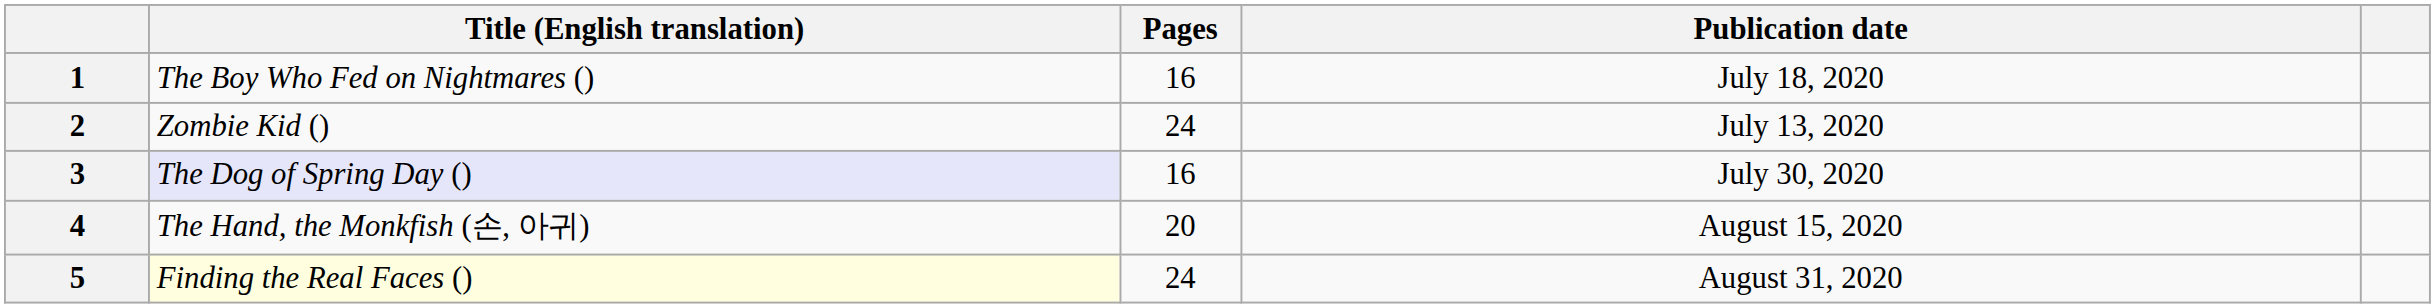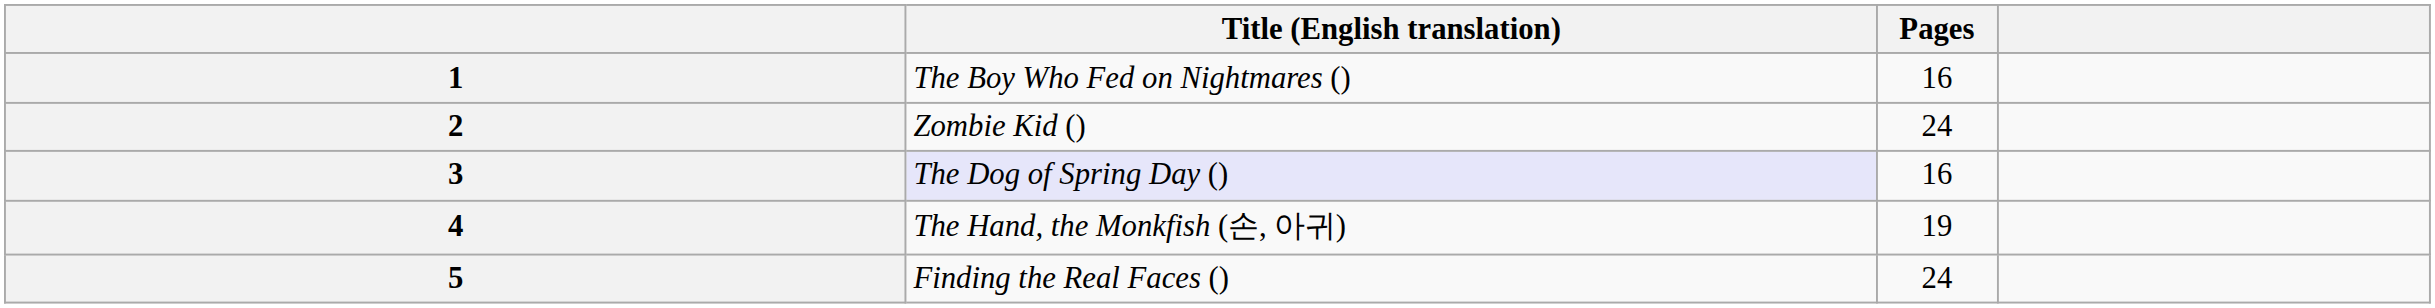- column: (1801, 28)
(1180, 226) 20 -> (1937, 226) 19
(315, 278) lightyellow background -> (1071, 278) no background
